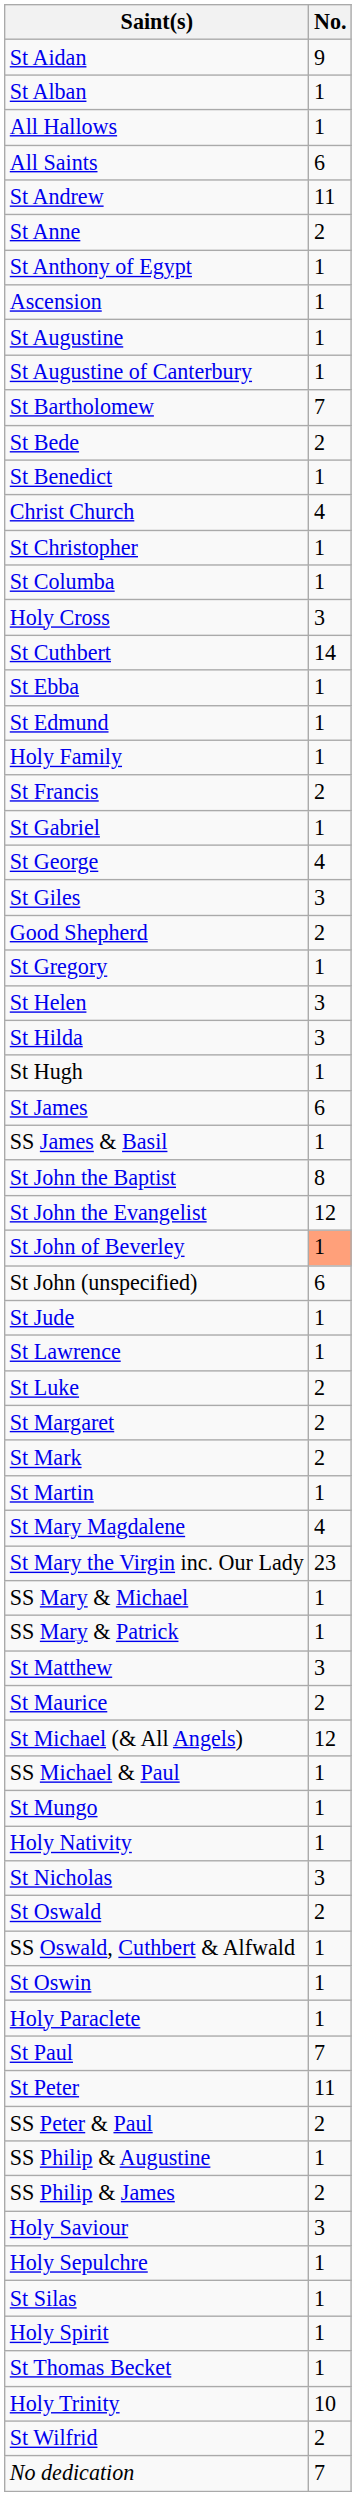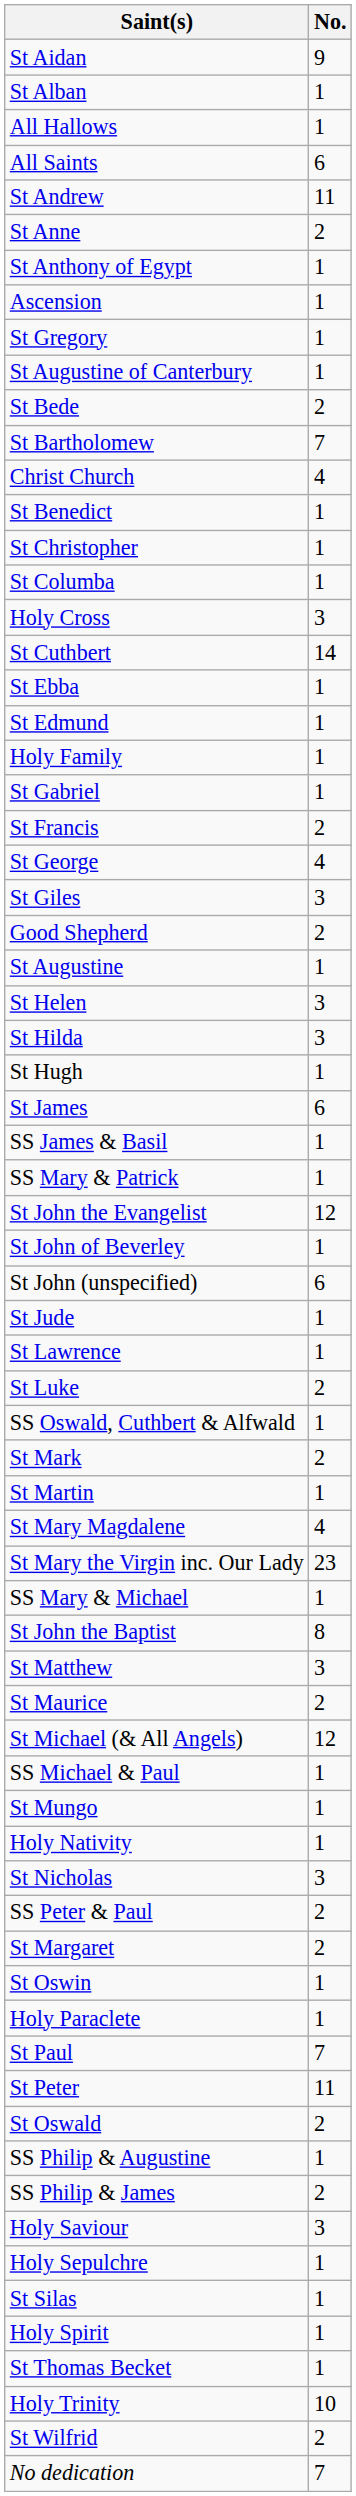rows swapped: (67, 337) <-> (59, 967)
rows swapped: (82, 407) <-> (44, 442)
rows swapped: (61, 477) <-> (72, 512)
rows swapped: (54, 792) <-> (55, 827)
rows swapped: (93, 1177) <-> (94, 1632)
(320, 1247) lightsalmon background -> (320, 1247) no background
rows swapped: (62, 1422) <-> (152, 1947)
rows swapped: (55, 1912) <-> (81, 2123)
